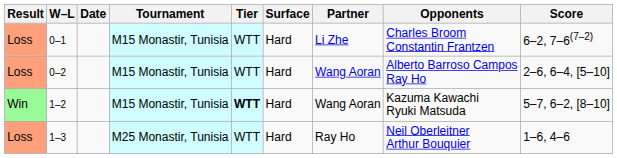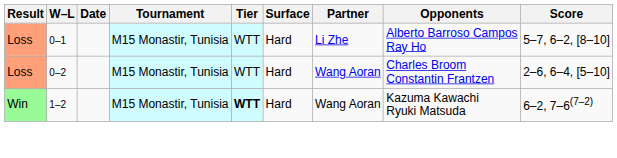(440, 39) Charles Broom Constantin Frantzen -> (452, 39) Alberto Barroso Campos Ray Ho
(558, 39) 6–2, 7–6(7–2) -> (567, 39) 5–7, 6–2, [8–10]
(452, 72) Alberto Barroso Campos Ray Ho -> (440, 72) Charles Broom Constantin Frantzen
(567, 104) 5–7, 6–2, [8–10] -> (558, 104) 6–2, 7–6(7–2)
- row: (58, 138)
